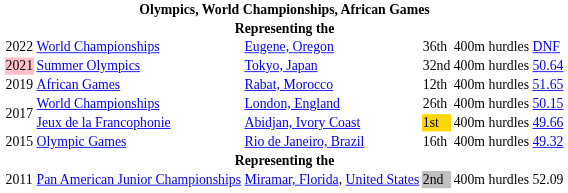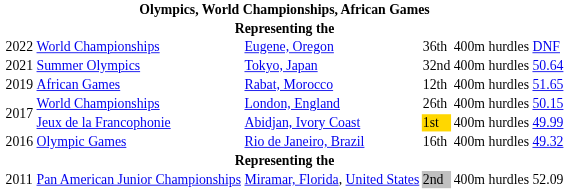(19, 66) pink background -> (19, 66) no background
(548, 122) 49.66 -> (548, 122) 49.99
(19, 141) 2015 -> (19, 141) 2016
